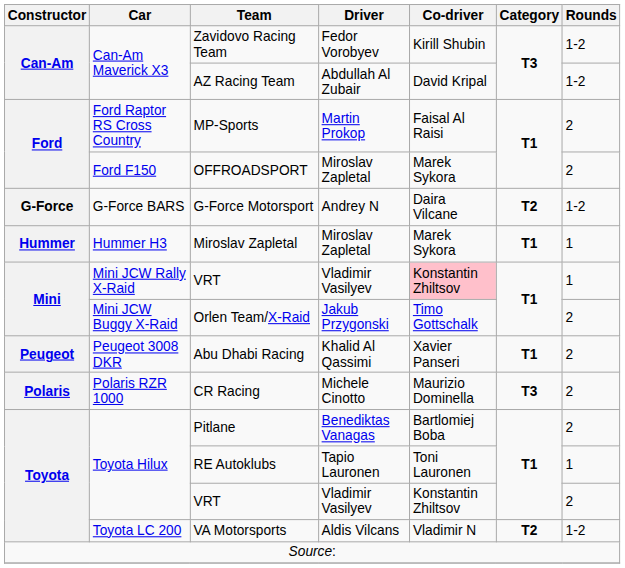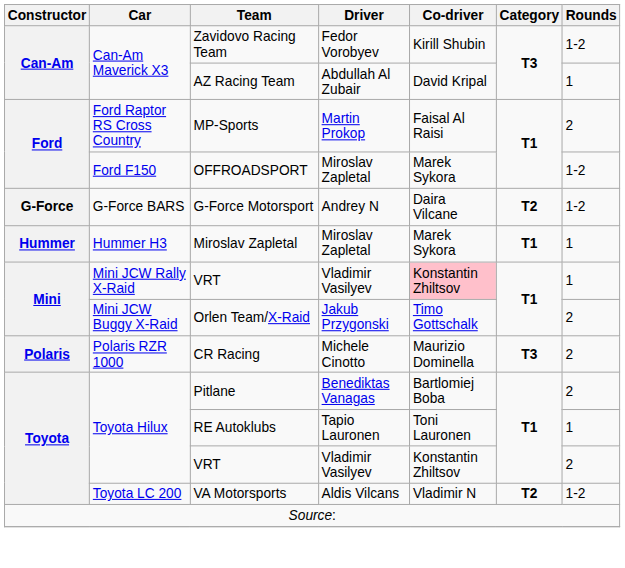(576, 81) 1-2 -> (569, 81) 1
(569, 170) 2 -> (576, 170) 1-2
- row: (136, 354)
